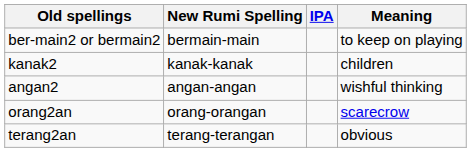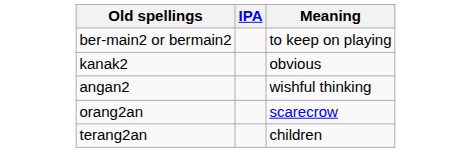- column: (235, 16)
(367, 64) children -> (295, 64) obvious
(366, 135) obvious -> (296, 135) children
